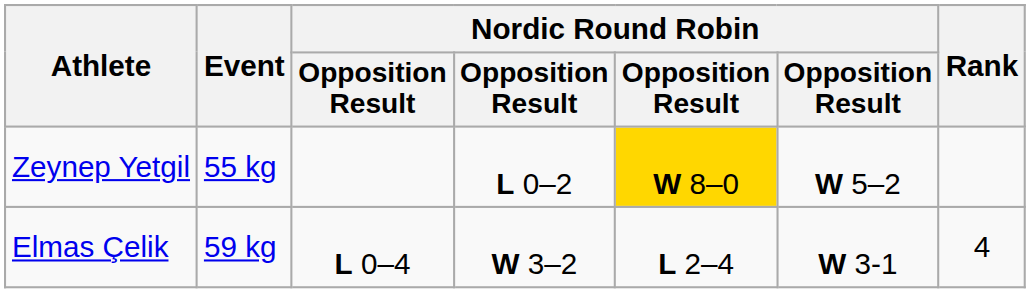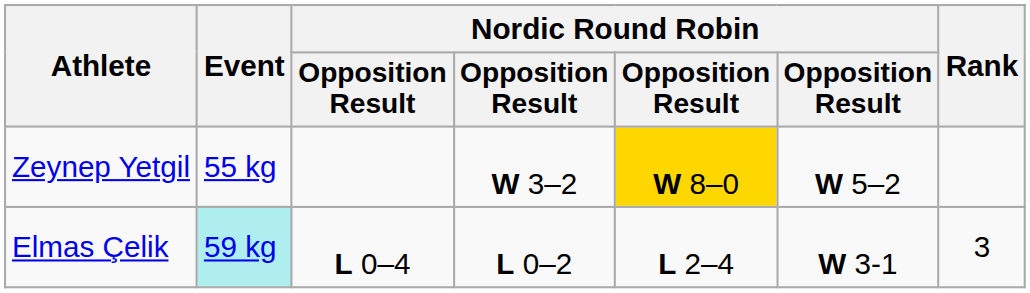(534, 184) L 0–2 -> (534, 184) W 3–2
(240, 247) no background -> (240, 247) paleturquoise background
(534, 264) W 3–2 -> (534, 264) L 0–2
(982, 247) 4 -> (982, 247) 3
